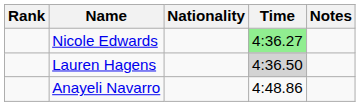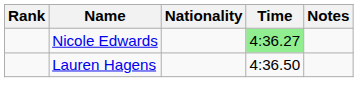(277, 64) lightgrey background -> (275, 64) no background
- row: (106, 88)
